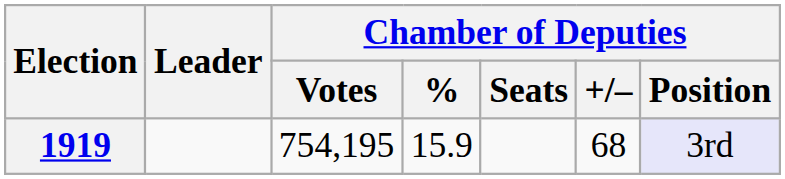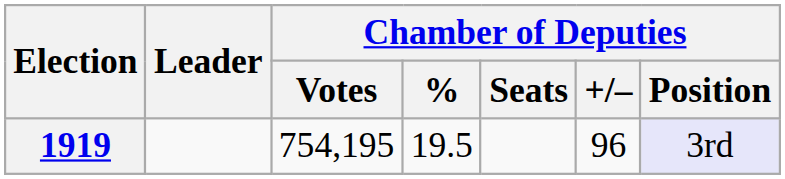(442, 145) 15.9 -> (442, 145) 19.5
(608, 145) 68 -> (608, 145) 96
